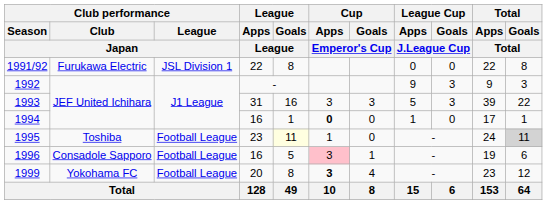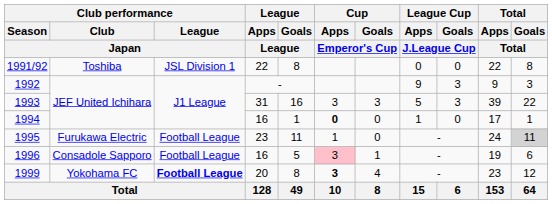(102, 66) Furukawa Electric -> (102, 66) Toshiba
(102, 137) Toshiba -> (102, 137) Furukawa Electric
(291, 137) lightyellow background -> (297, 137) no background
(197, 173) normal -> (200, 173) bold
